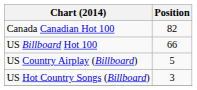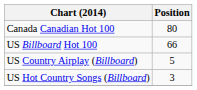(172, 28) 82 -> (172, 28) 80
